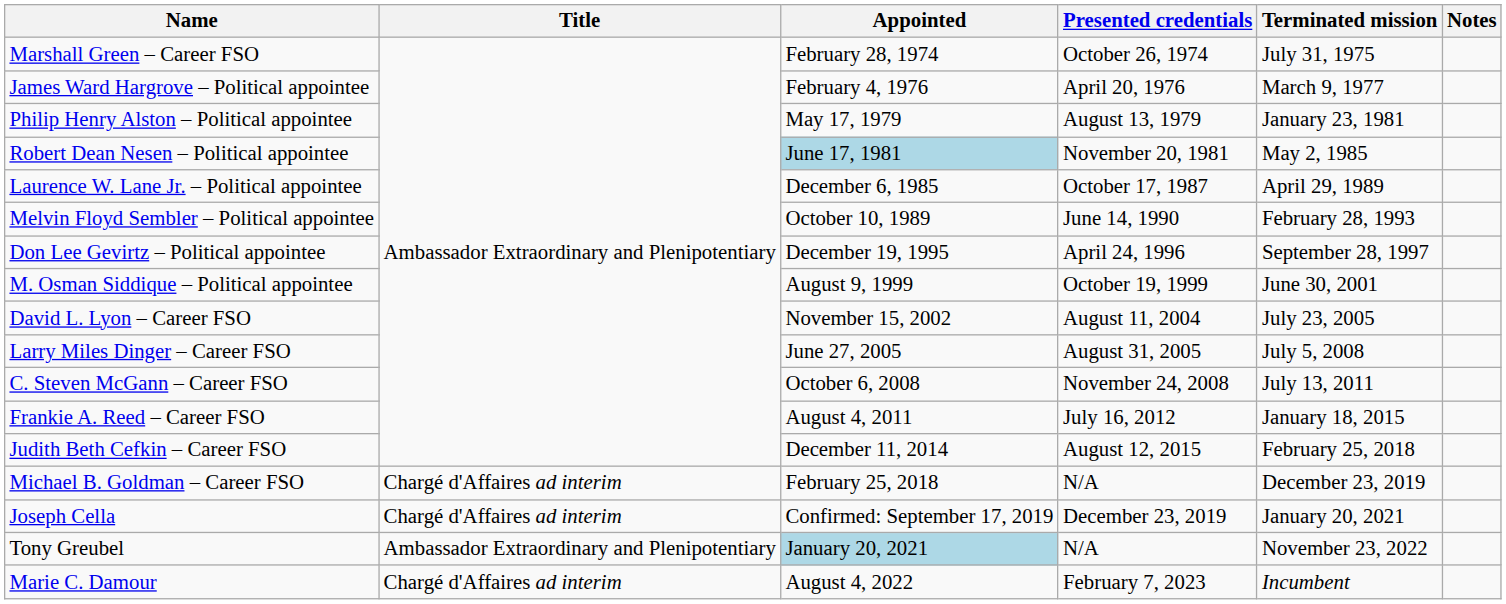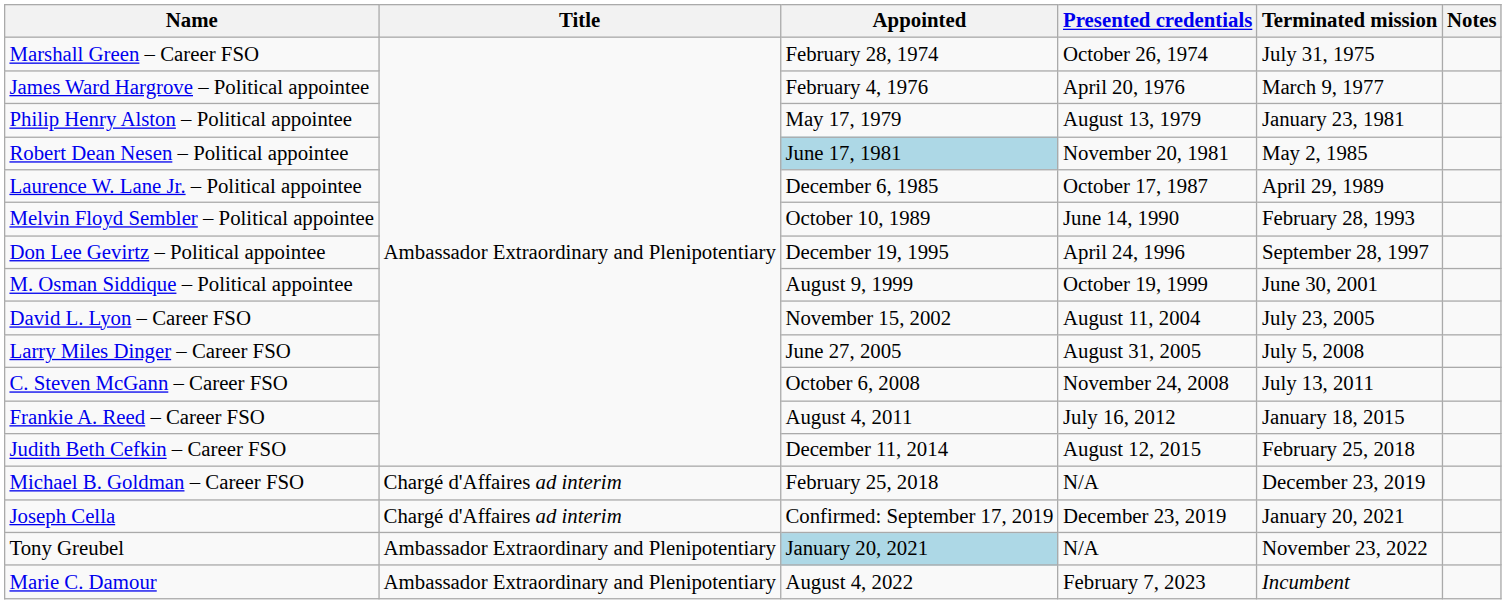(503, 581) Chargé d'Affaires ad interim -> (580, 581) Ambassador Extraordinary and Plenipotentiary
